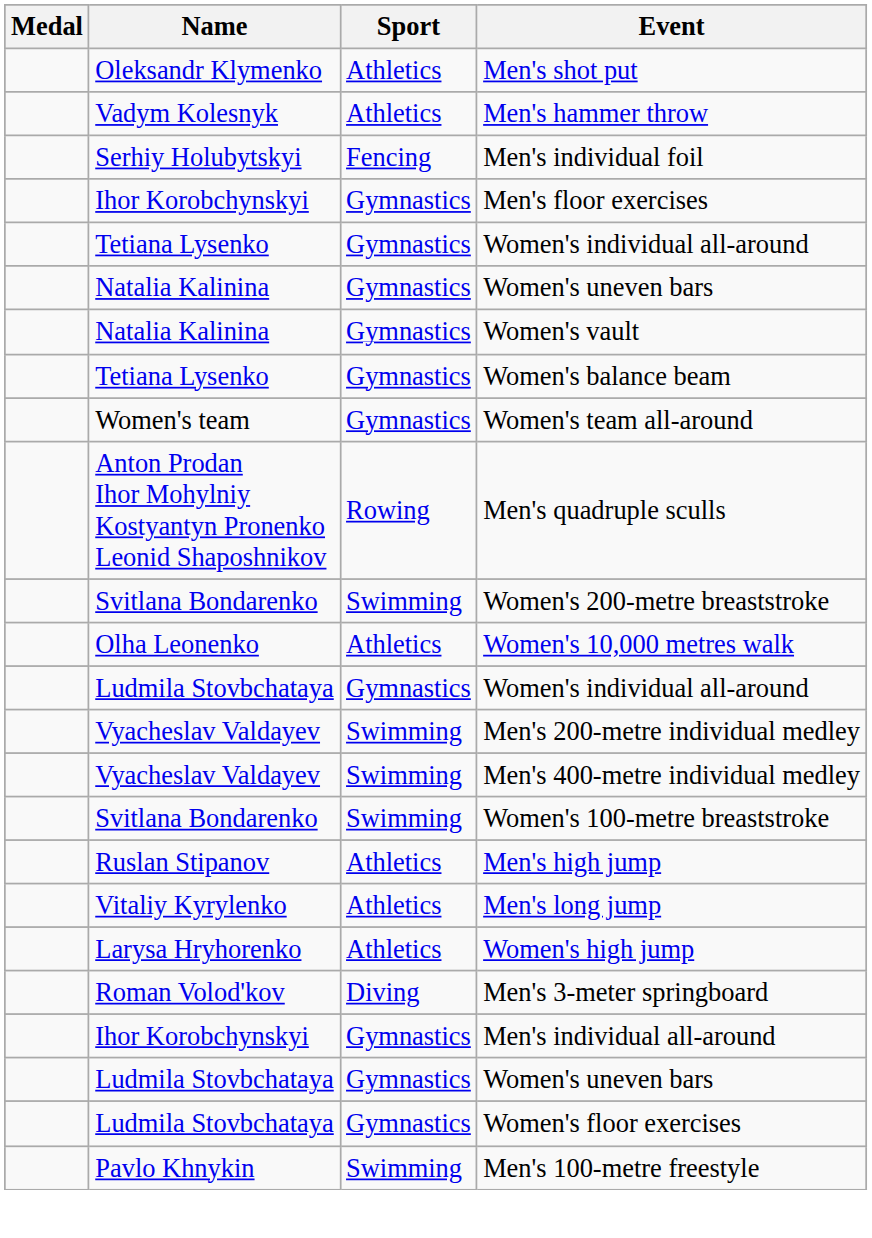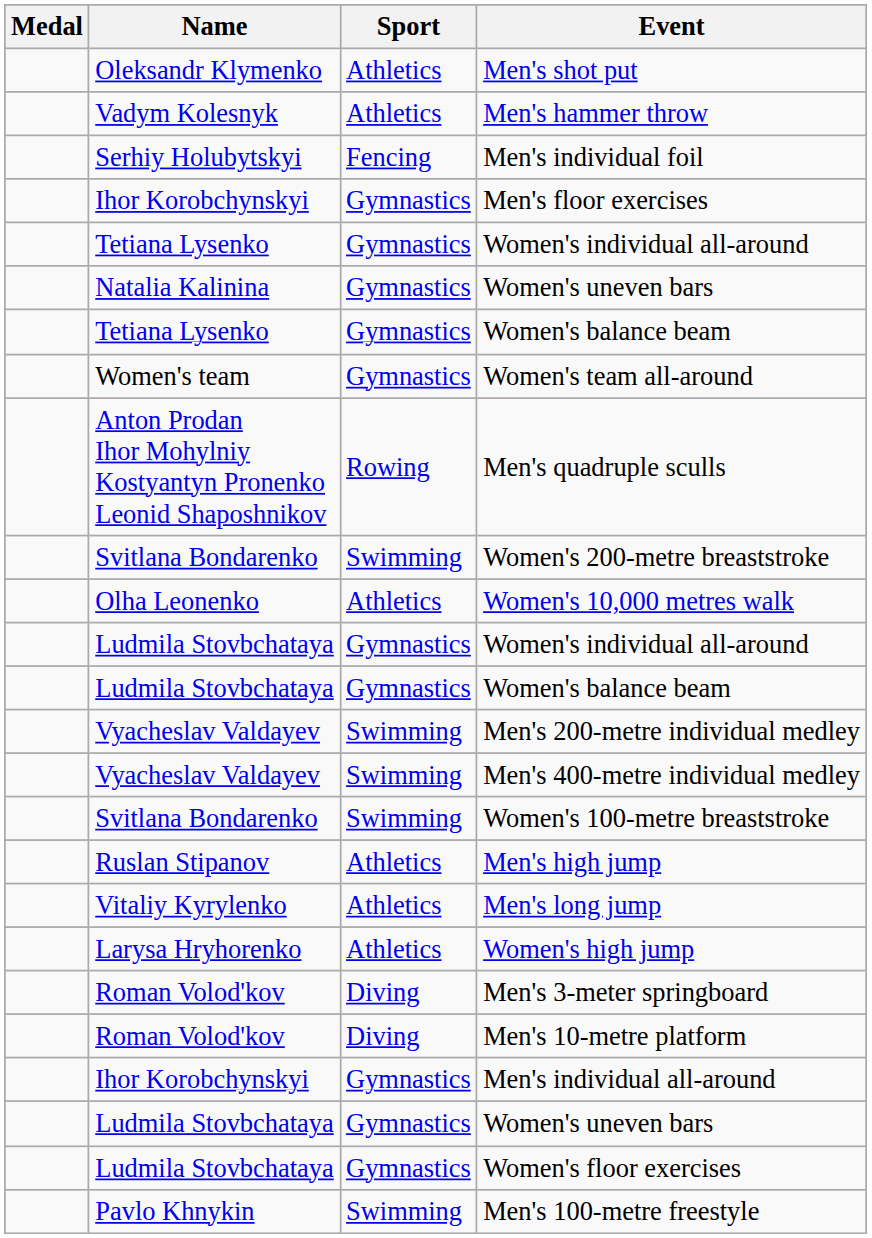- row: (182, 331)
+ row: (214, 687)
+ row: (190, 1036)
